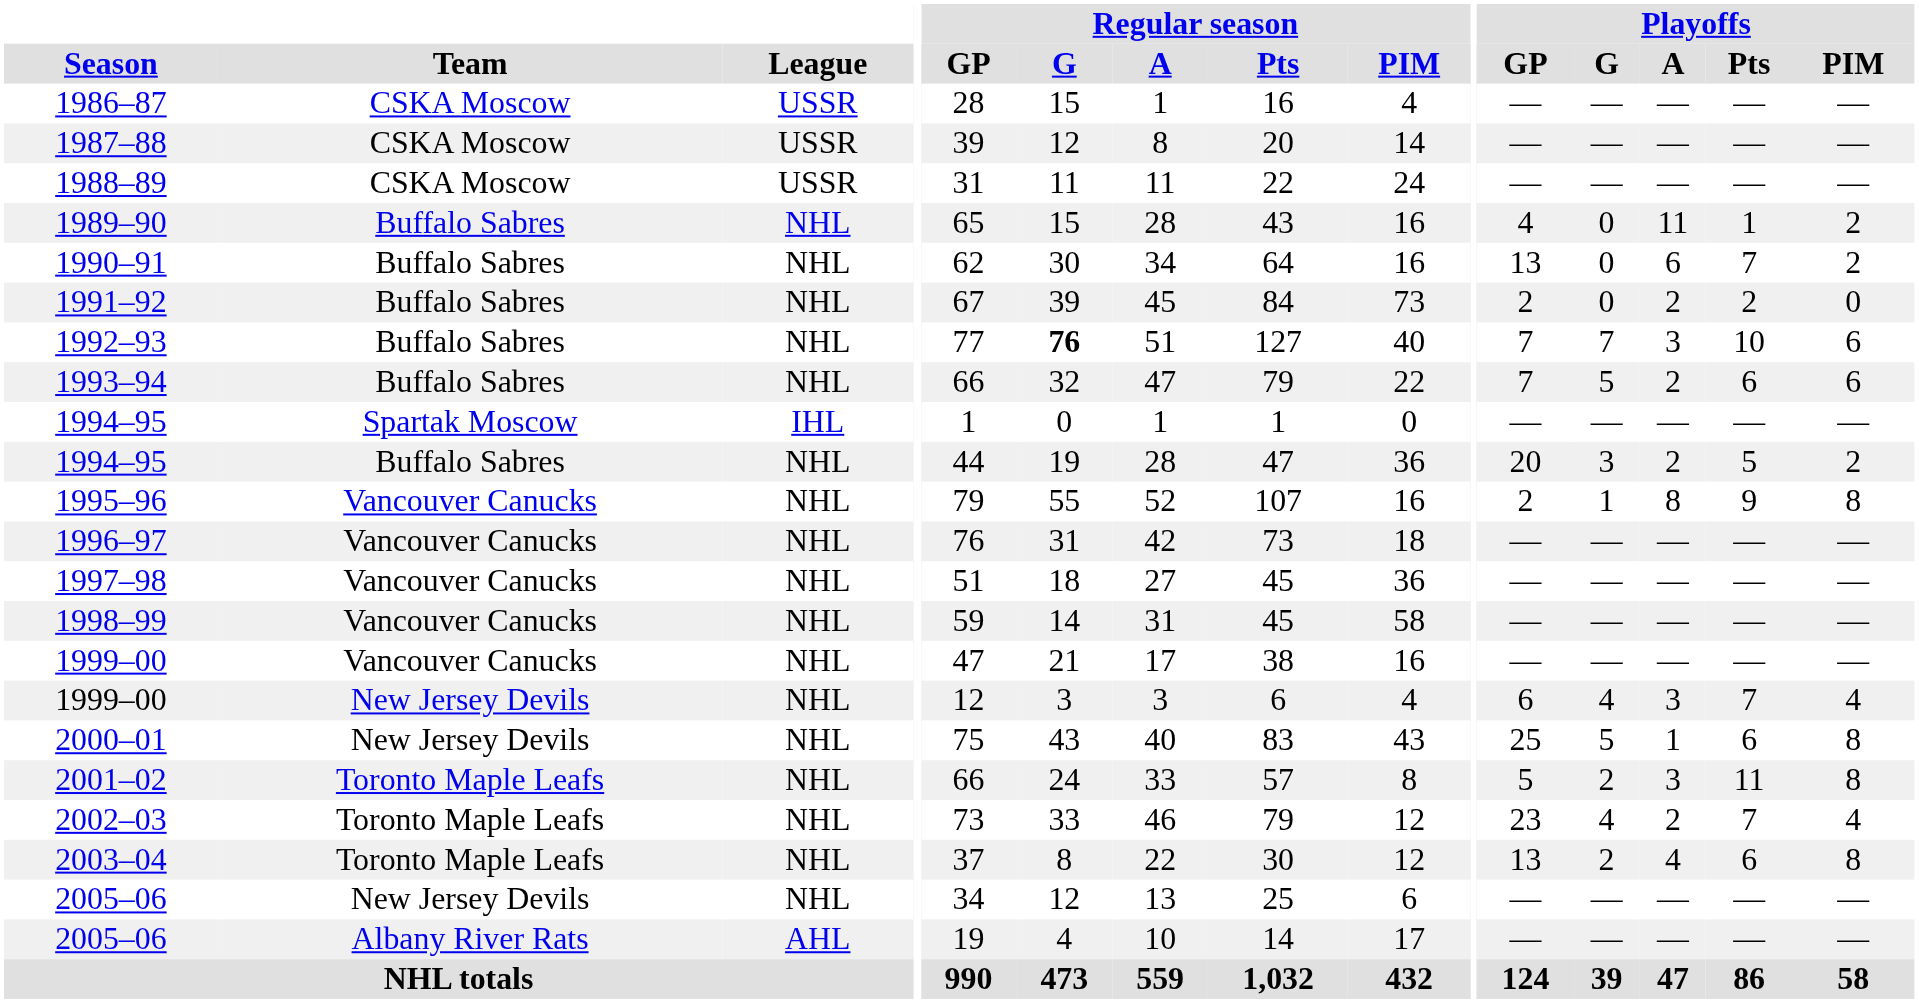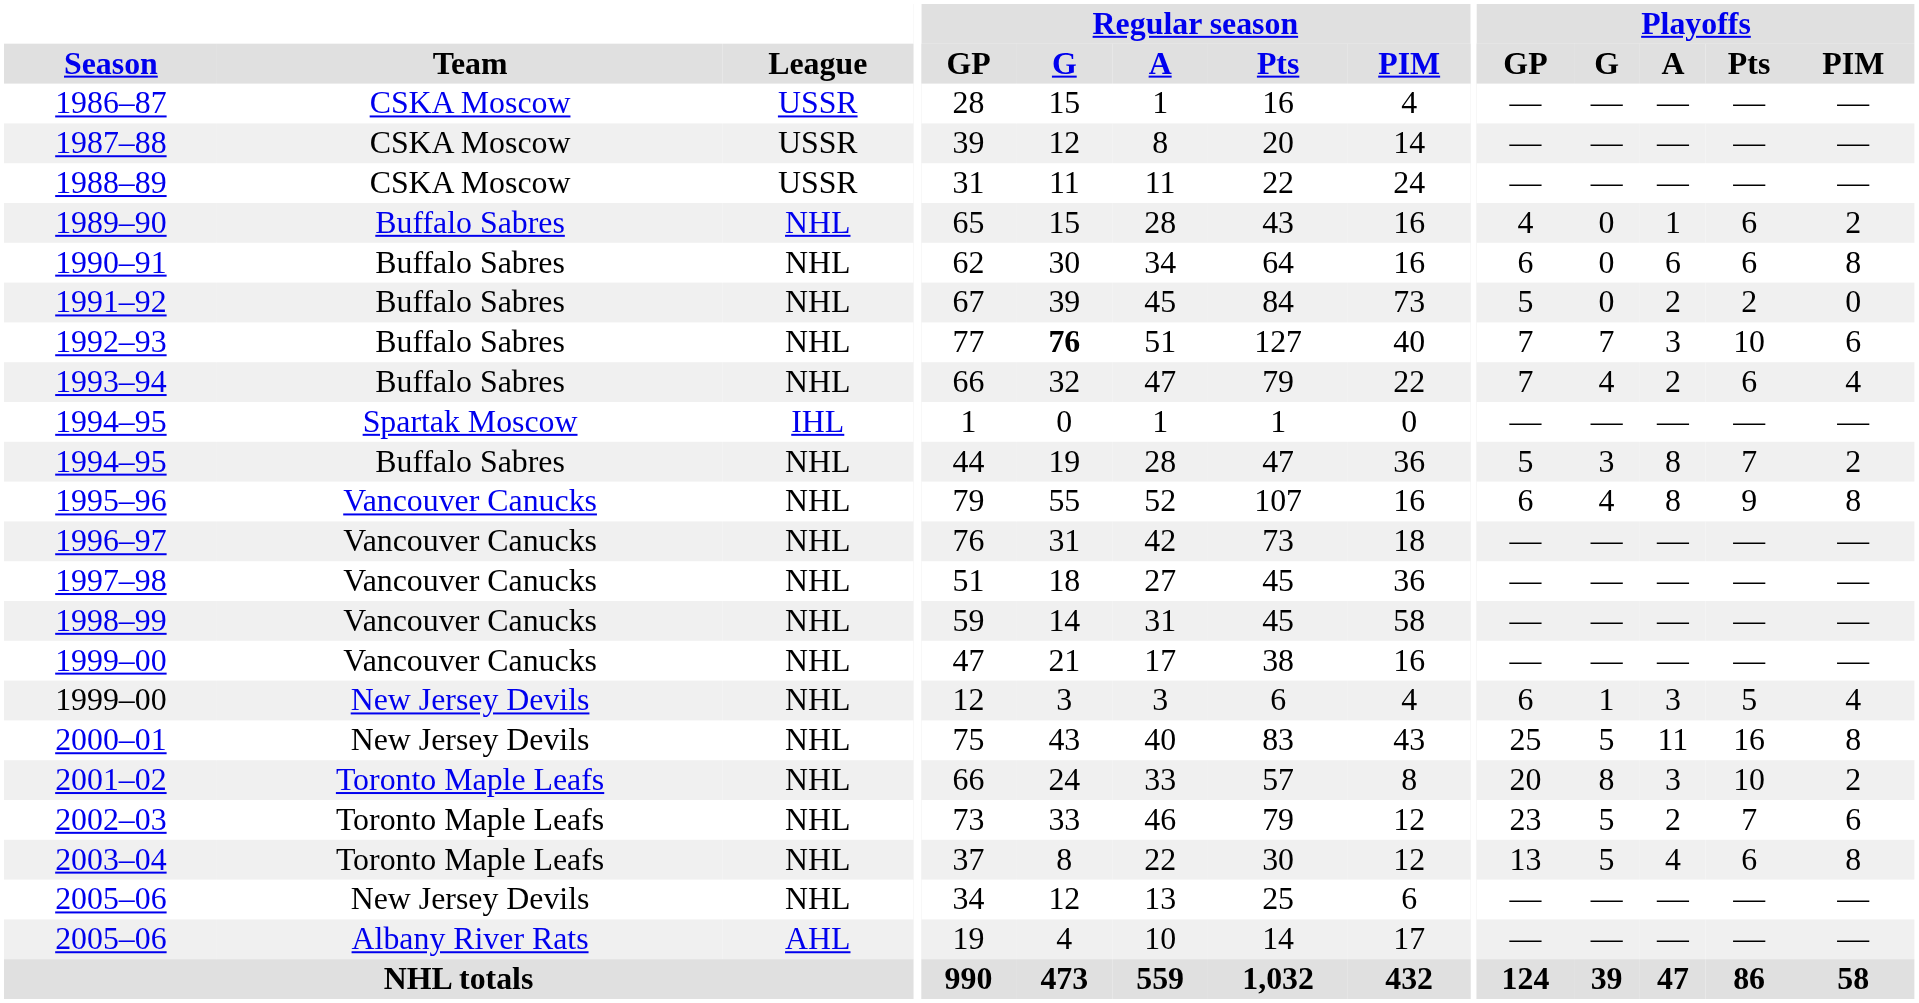(1673, 222) 11 -> (1673, 222) 1
(1749, 222) 1 -> (1749, 222) 6
(1525, 262) 13 -> (1525, 262) 6
(1749, 262) 7 -> (1749, 262) 6
(1853, 262) 2 -> (1853, 262) 8
(1525, 302) 2 -> (1525, 302) 5
(1607, 381) 5 -> (1607, 381) 4
(1853, 381) 6 -> (1853, 381) 4
(1525, 461) 20 -> (1525, 461) 5
(1673, 461) 2 -> (1673, 461) 8
(1749, 461) 5 -> (1749, 461) 7
(1525, 501) 2 -> (1525, 501) 6
(1607, 501) 1 -> (1607, 501) 4
(1607, 700) 4 -> (1607, 700) 1
(1749, 700) 7 -> (1749, 700) 5
(1673, 739) 1 -> (1673, 739) 11
(1749, 739) 6 -> (1749, 739) 16
(1525, 779) 5 -> (1525, 779) 20
(1607, 779) 2 -> (1607, 779) 8
(1749, 779) 11 -> (1749, 779) 10
(1853, 779) 8 -> (1853, 779) 2
(1607, 819) 4 -> (1607, 819) 5
(1853, 819) 4 -> (1853, 819) 6
(1607, 859) 2 -> (1607, 859) 5
